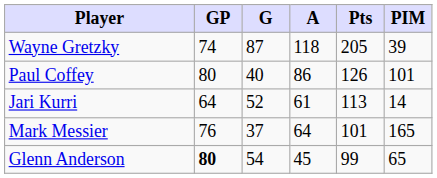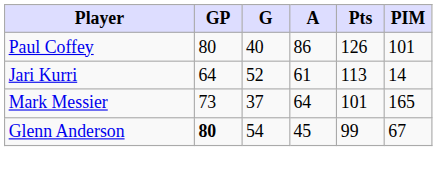- row: (64, 46)
(207, 131) 76 -> (207, 103) 73
(397, 159) 65 -> (397, 131) 67
